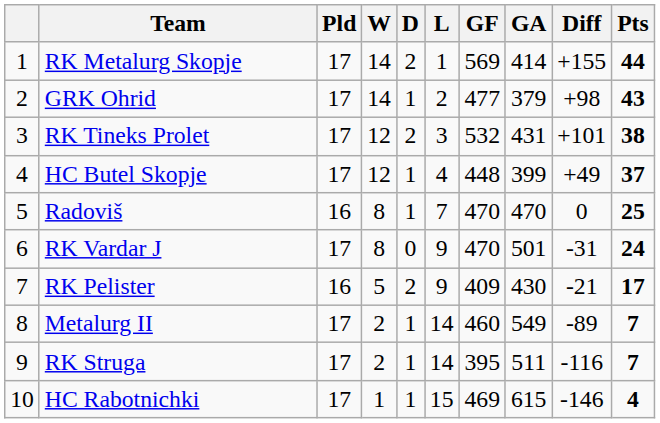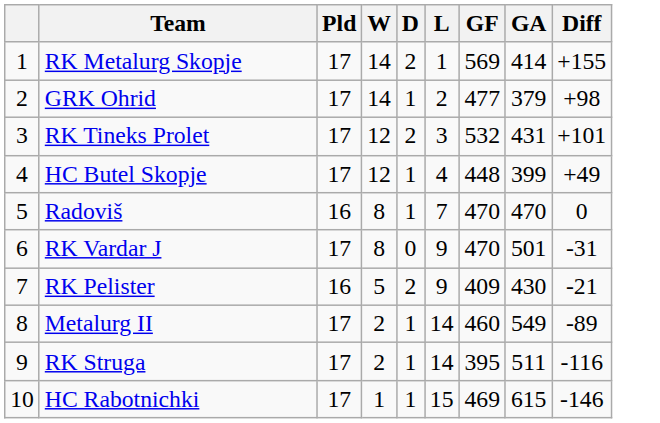- column: (633, 23)
